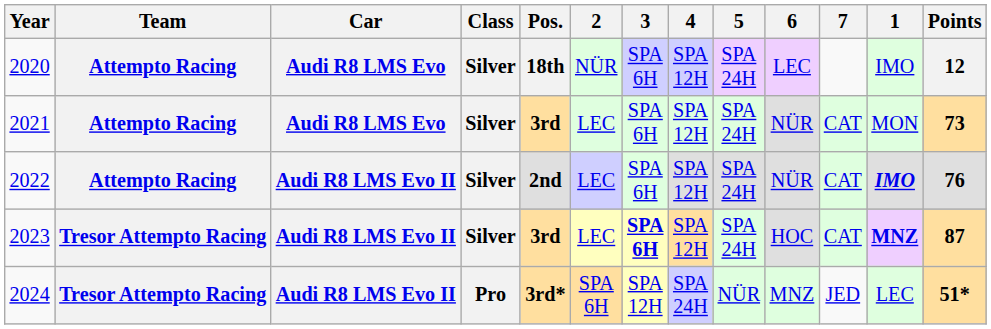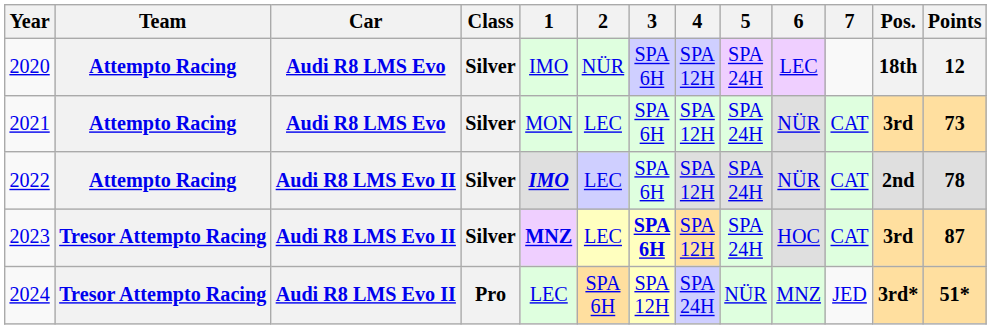columns swapped: (895, 21) <-> (545, 21)
(955, 180) 76 -> (955, 180) 78
